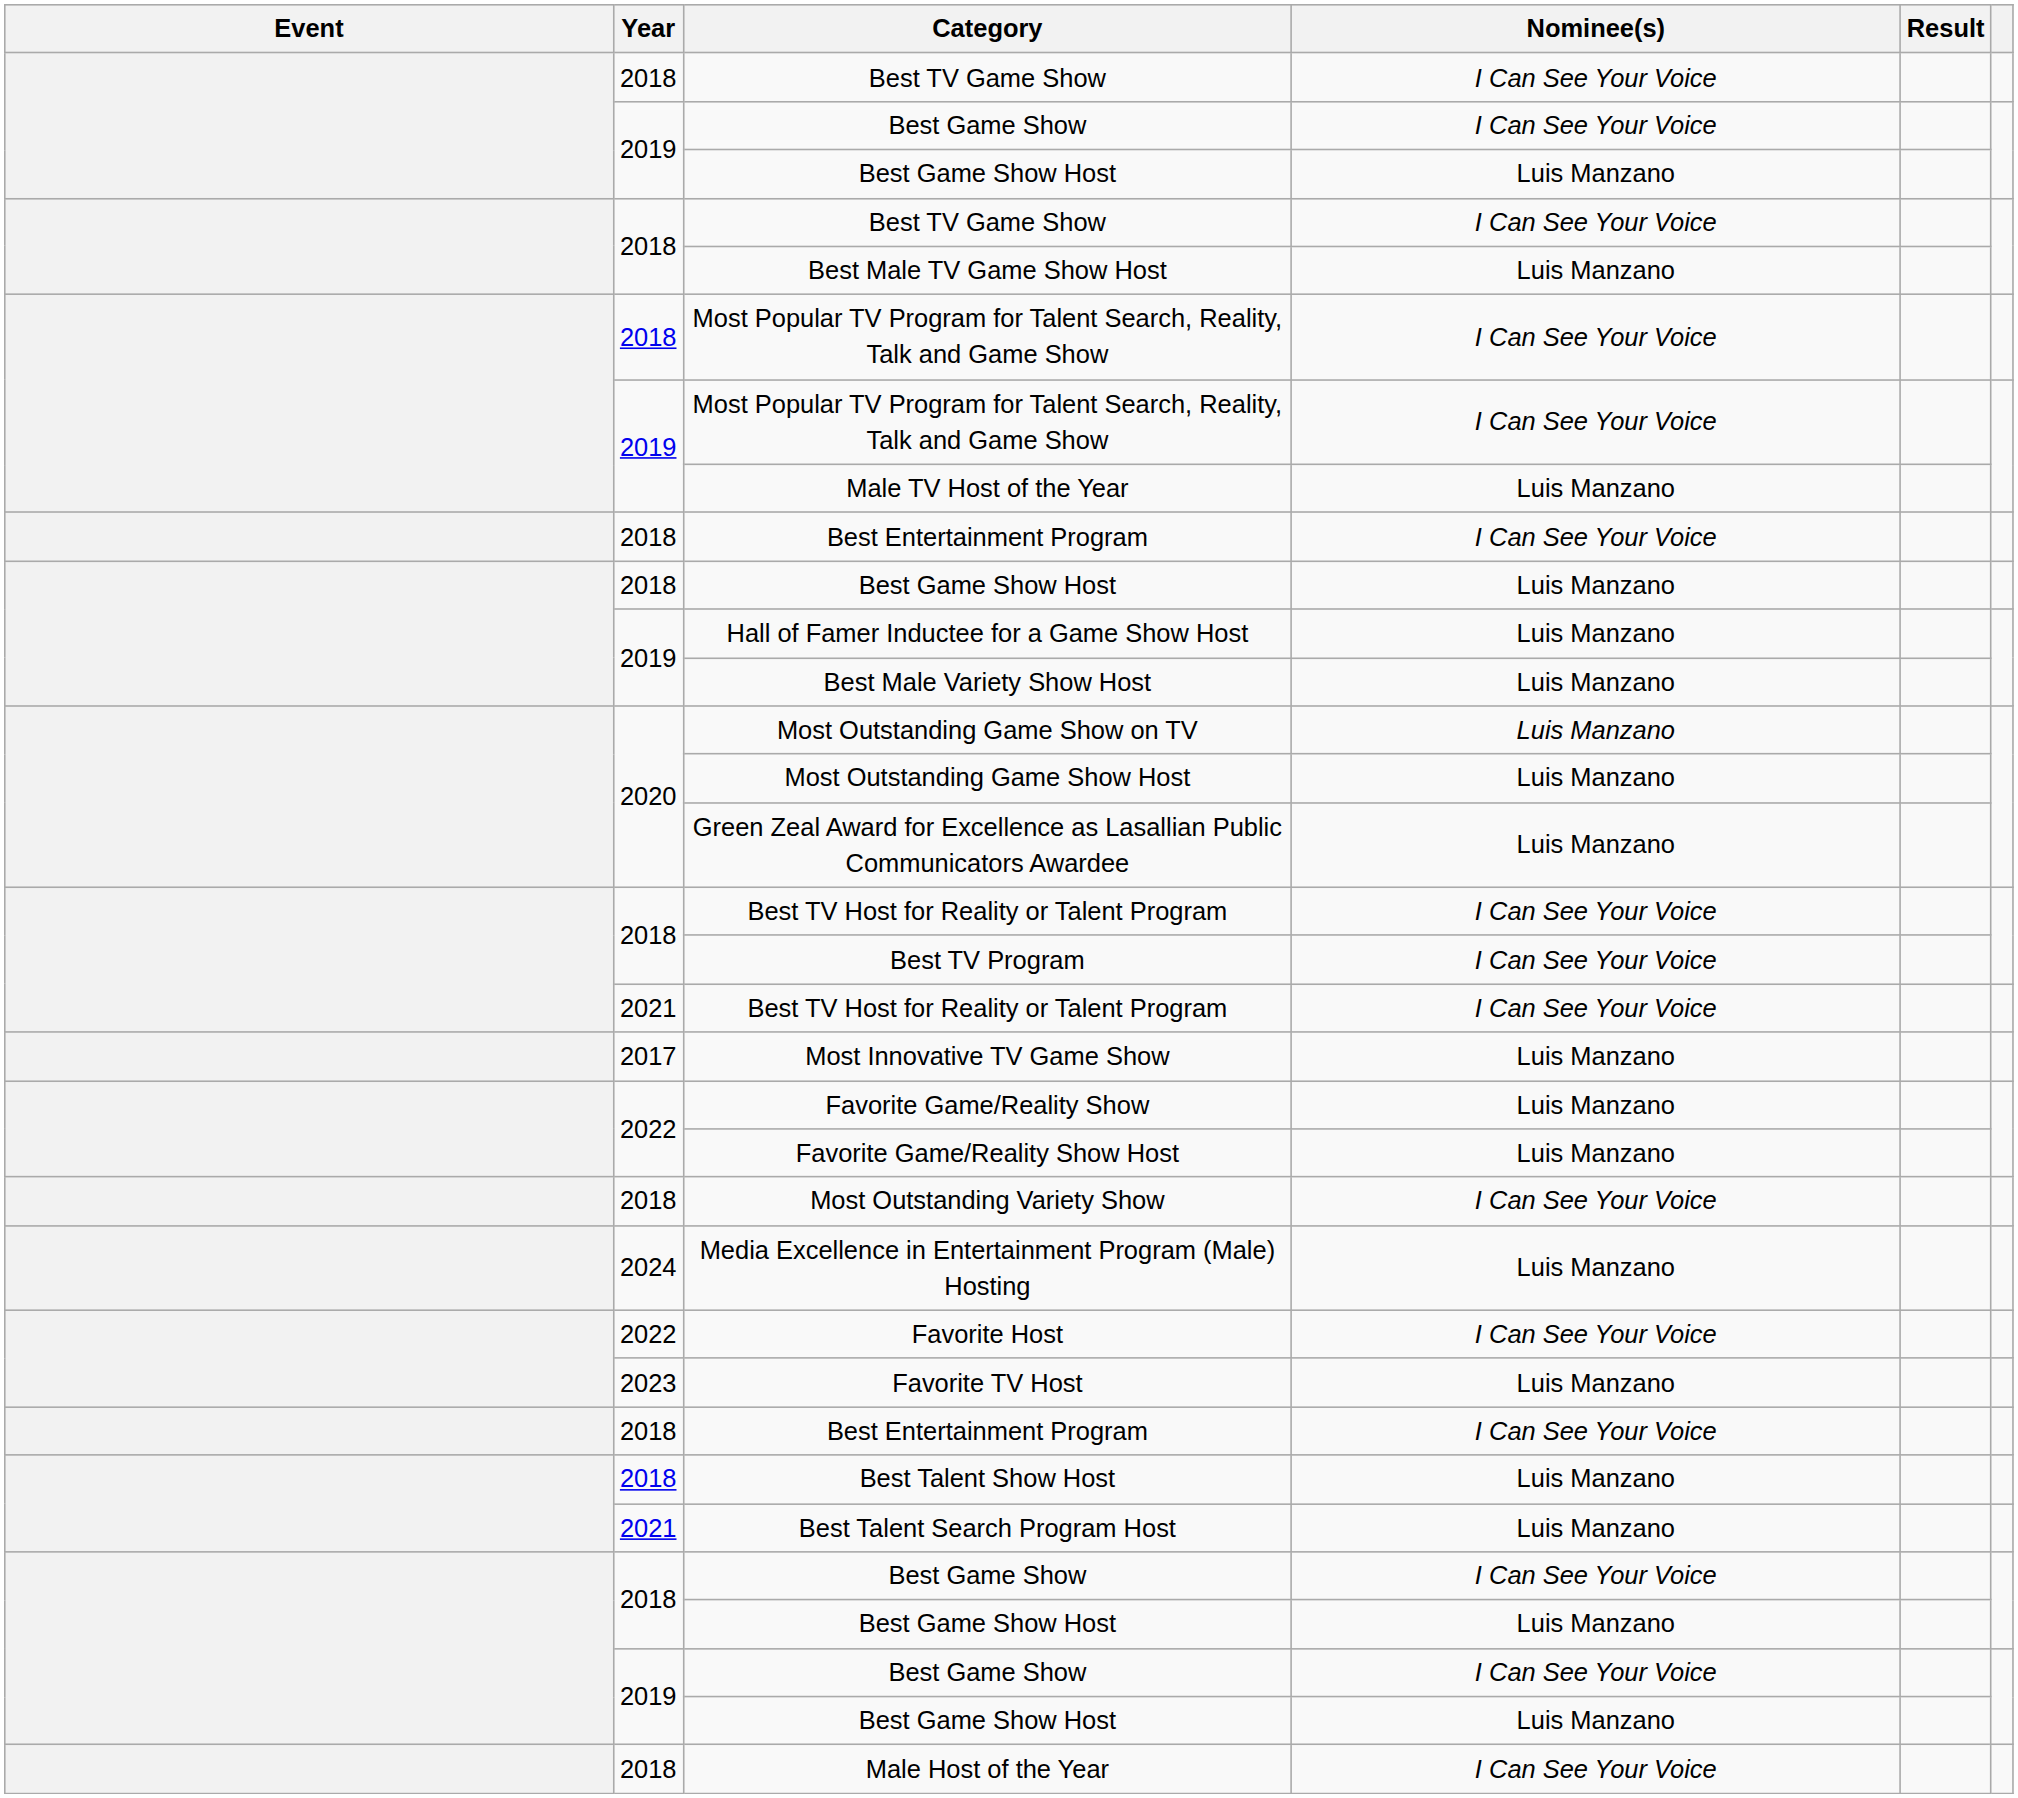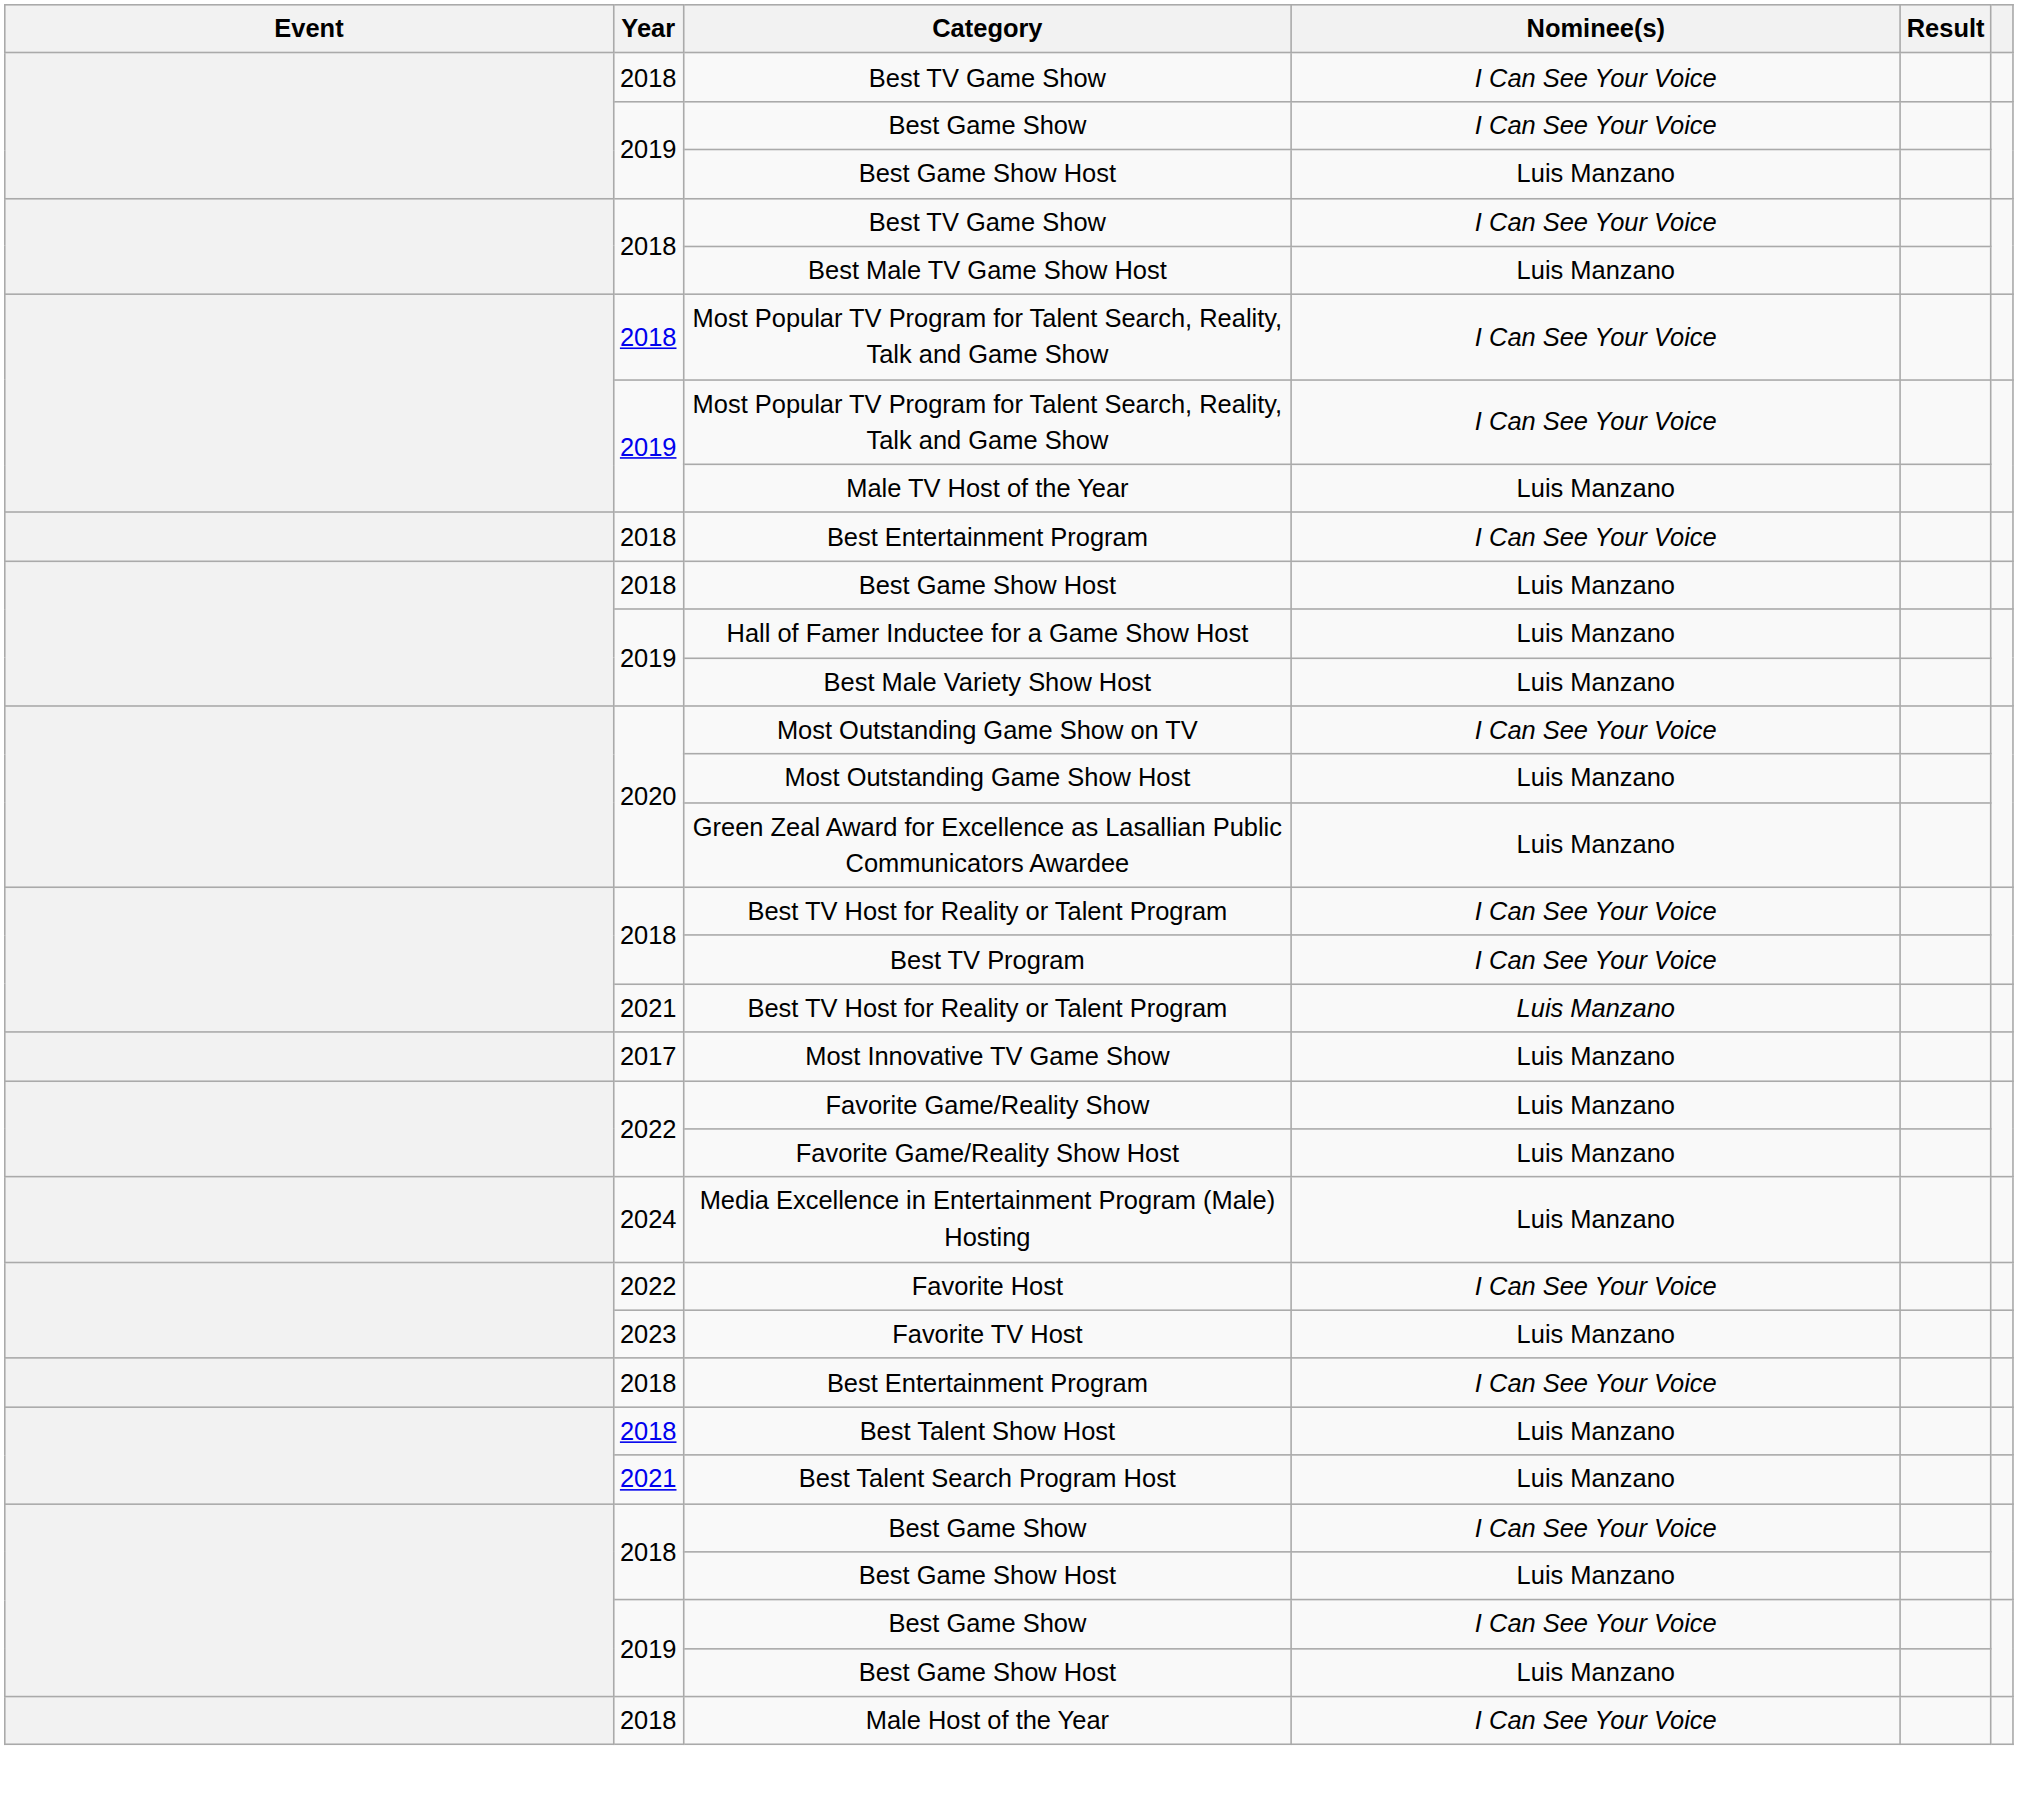(1596, 730) Luis Manzano -> (1596, 730) I Can See Your Voice
(1596, 1008) I Can See Your Voice -> (1596, 1008) Luis Manzano
- row: (648, 1201)
